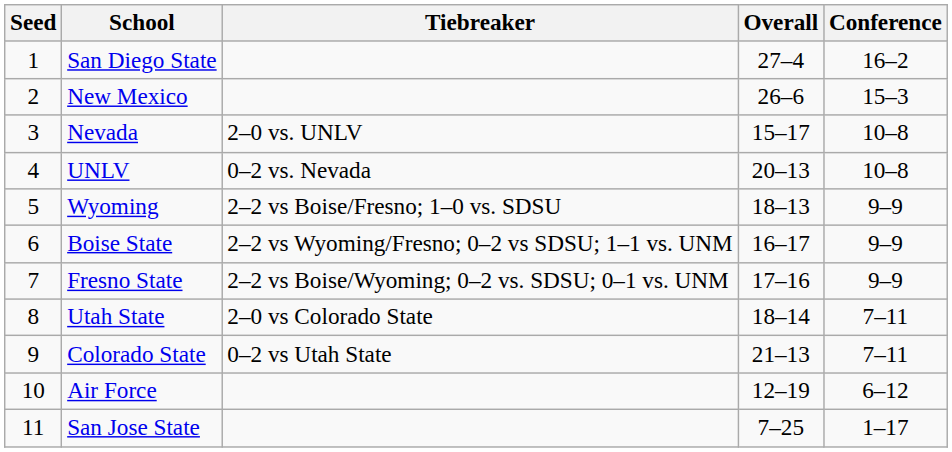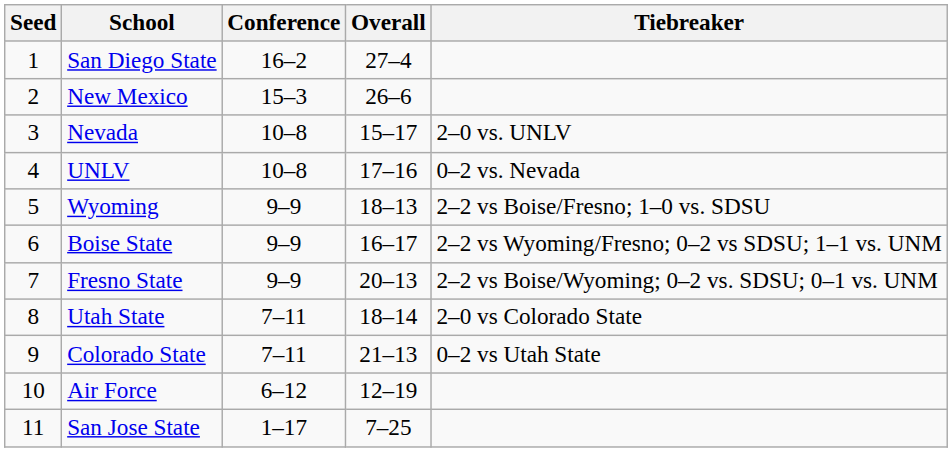columns swapped: (885, 22) <-> (480, 22)
(781, 170) 20–13 -> (388, 170) 17–16
(781, 280) 17–16 -> (388, 280) 20–13
